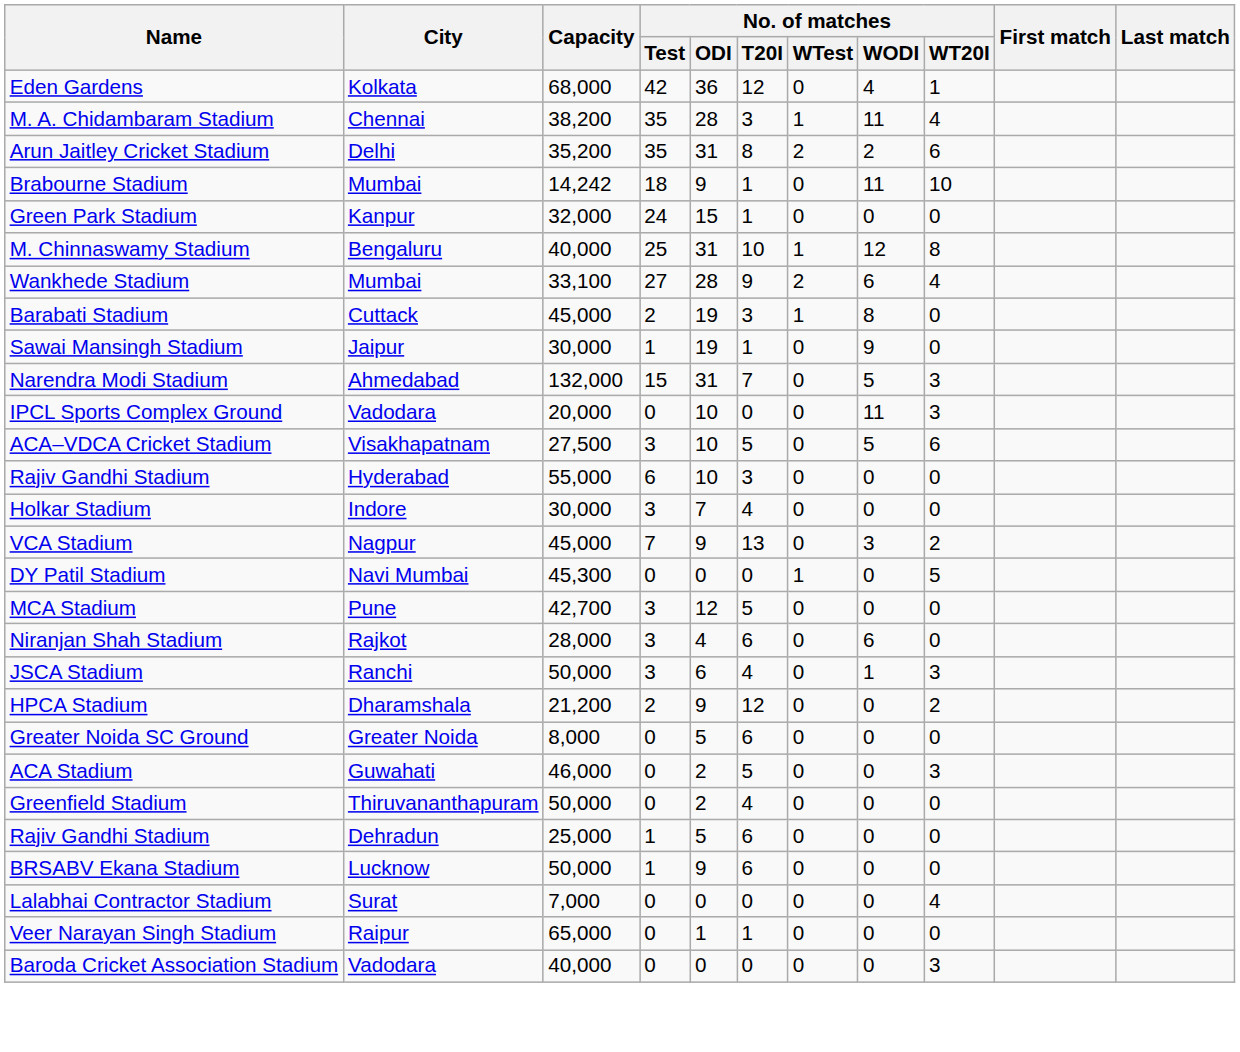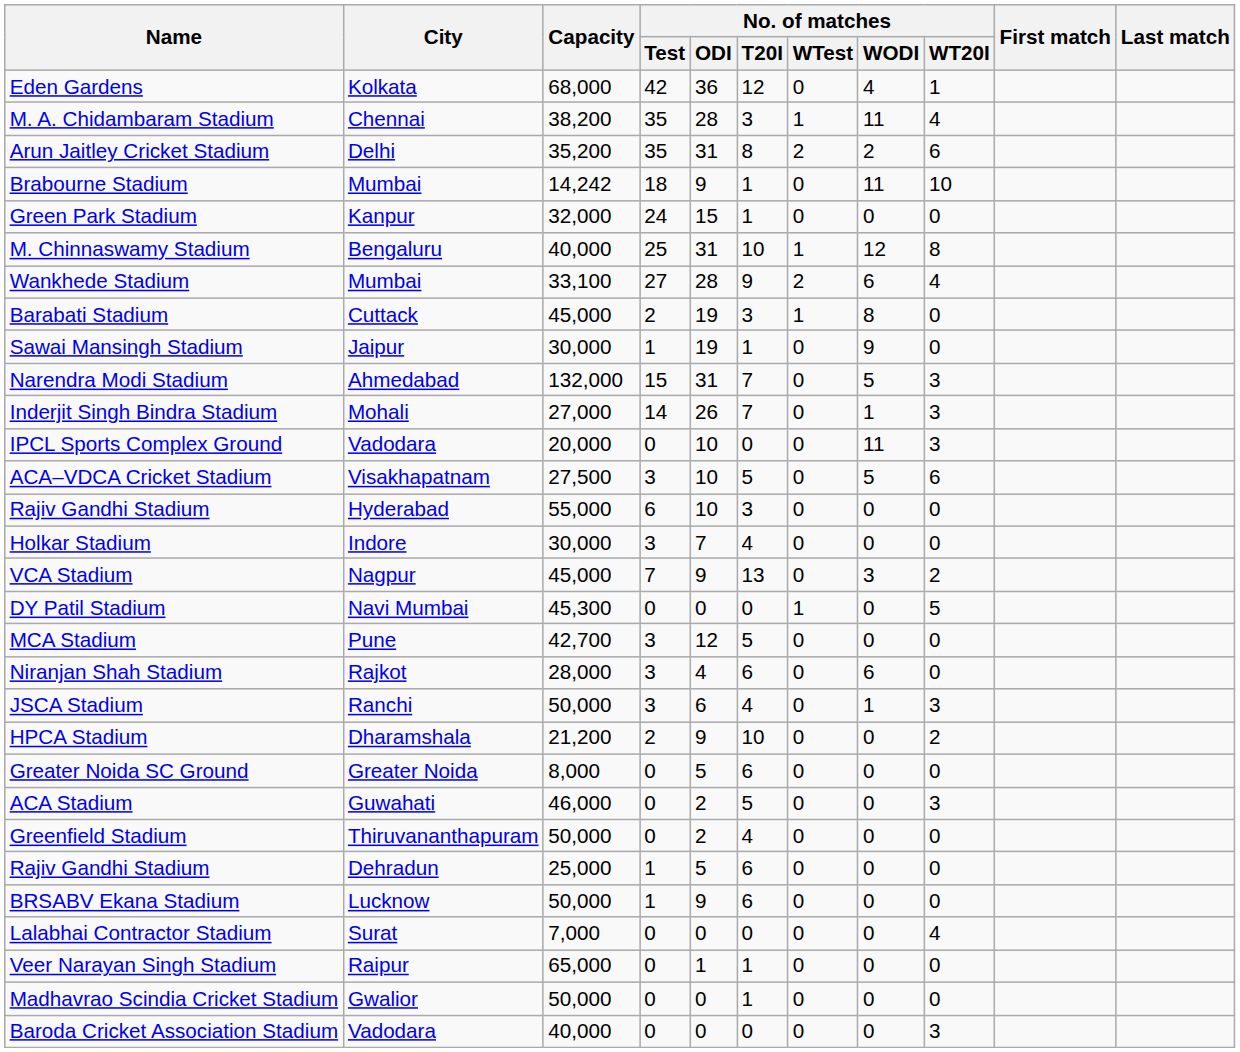+ row: (143, 412)
(753, 705) 12 -> (753, 738) 10
+ row: (174, 998)
